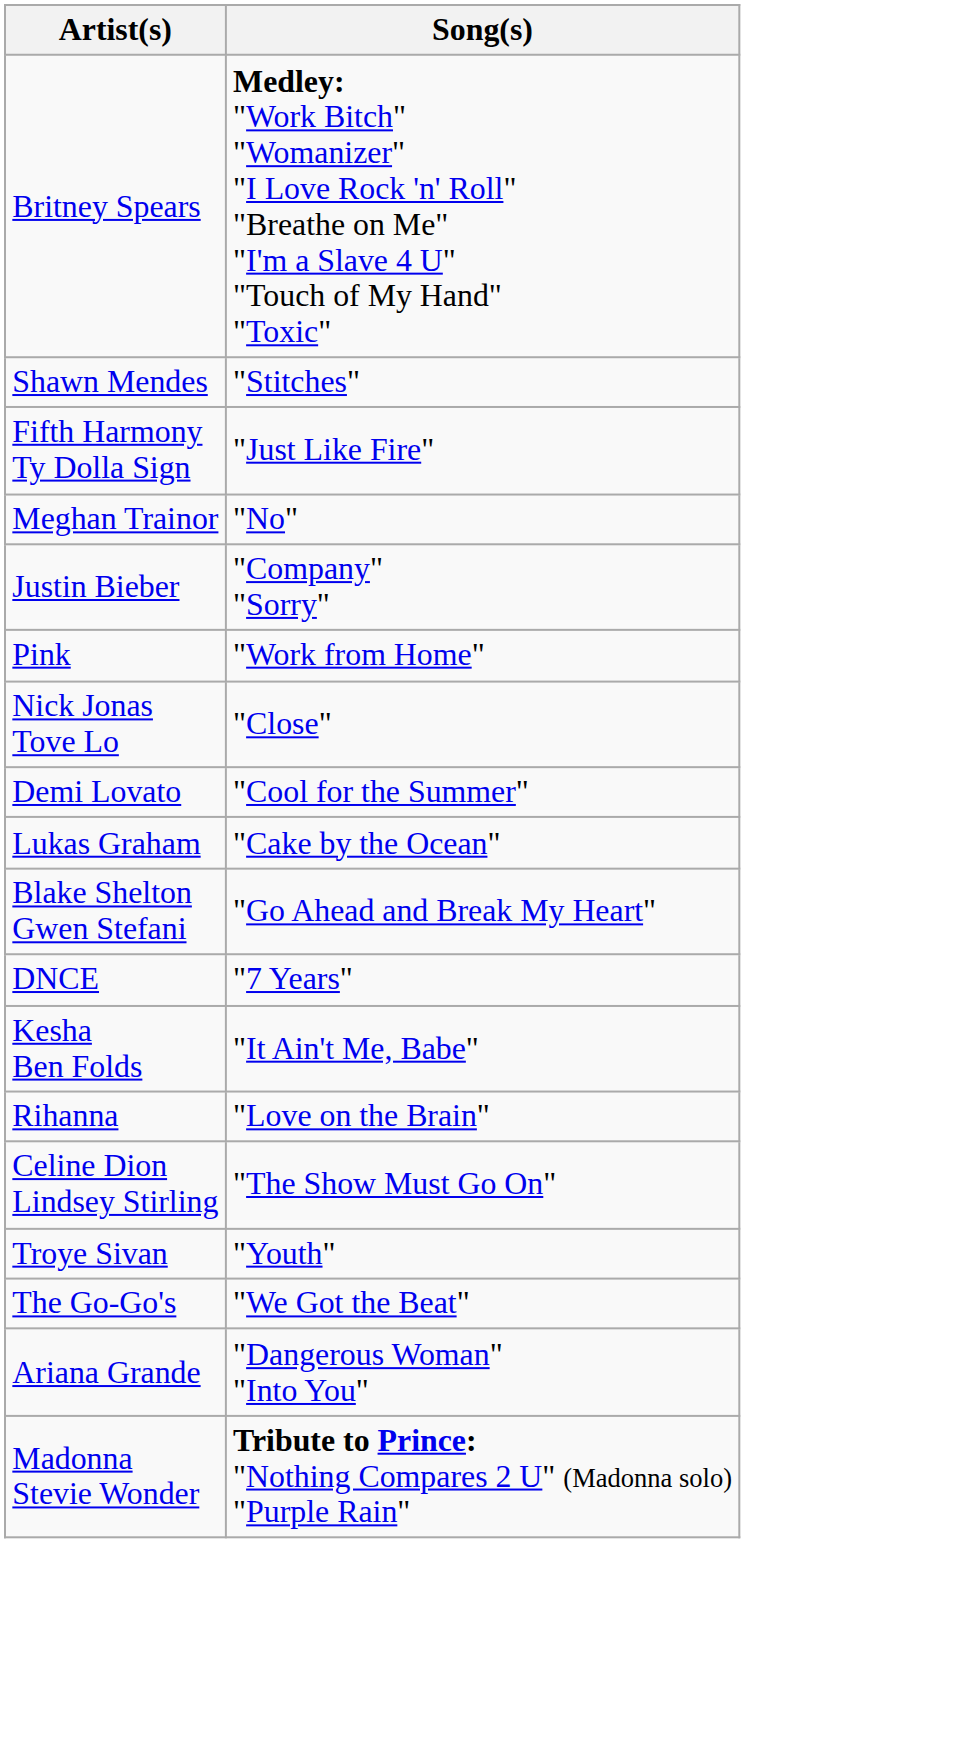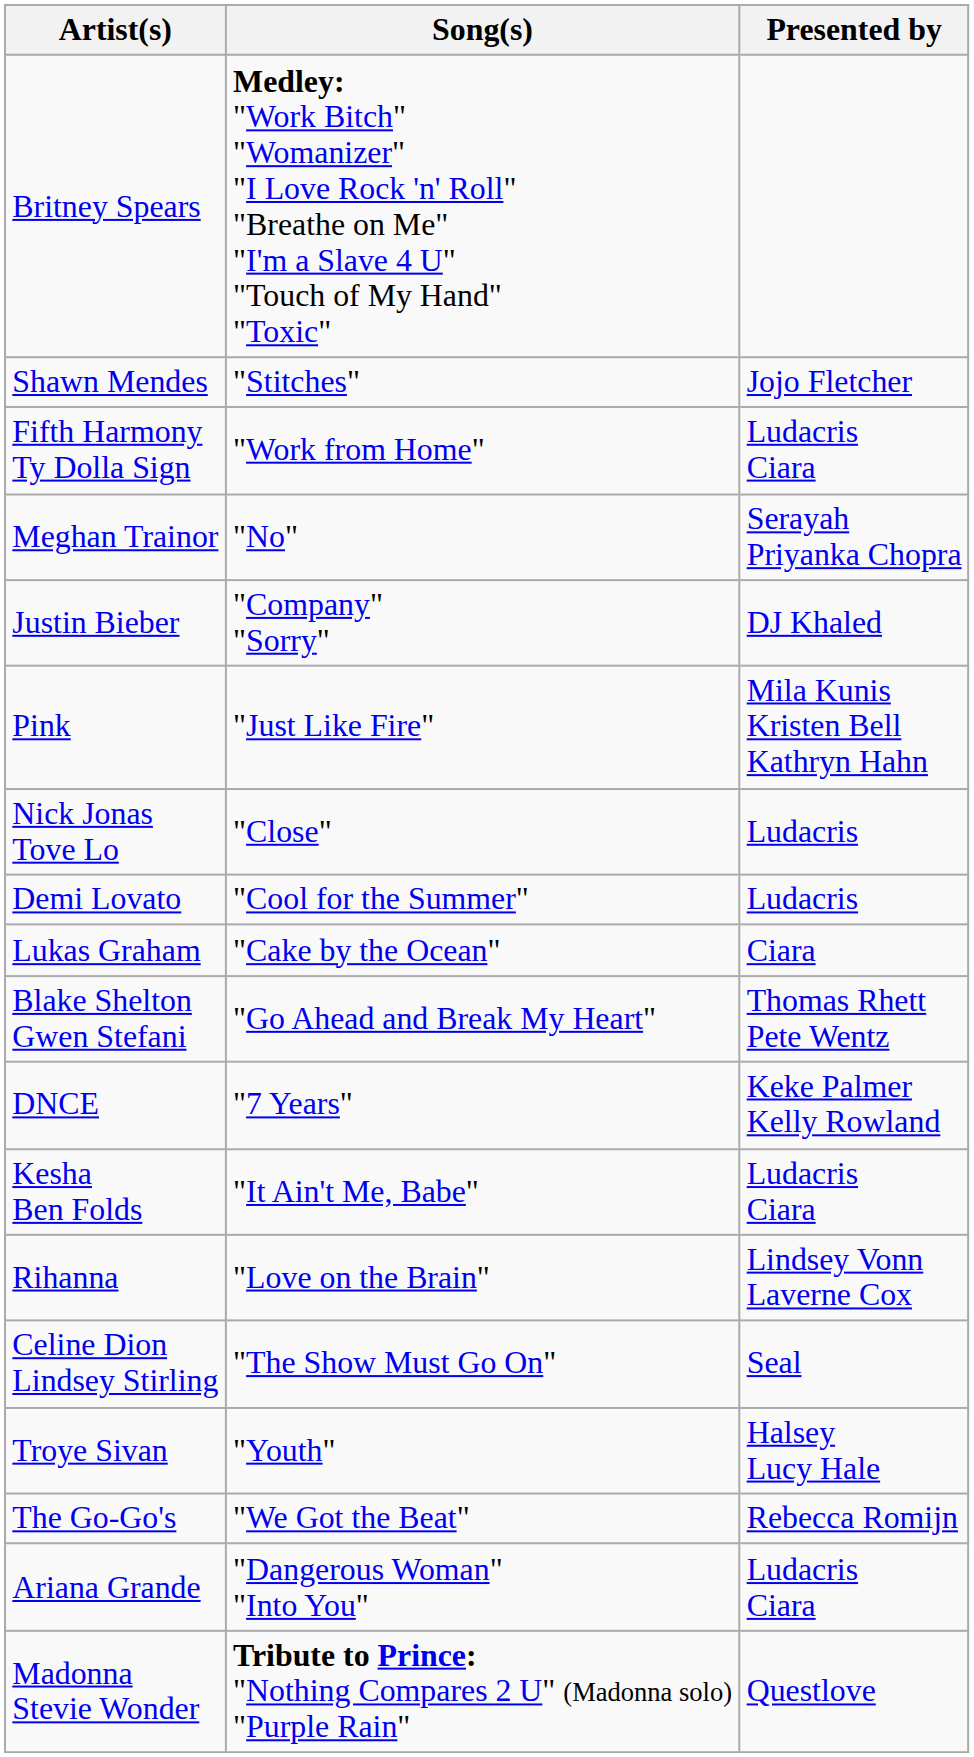+ column: (854, 29)
(334, 449) "Just Like Fire" -> (359, 449) "Work from Home"
(359, 655) "Work from Home" -> (334, 726) "Just Like Fire"
